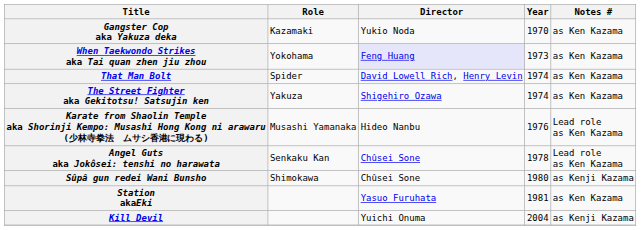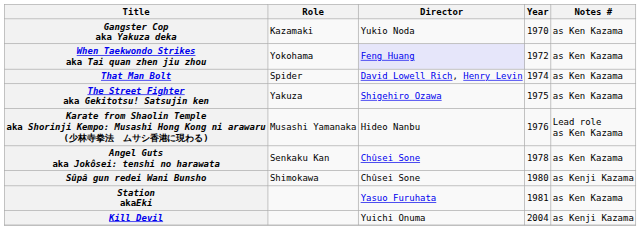(538, 56) 1973 -> (538, 56) 1972
(538, 96) 1974 -> (538, 96) 1975
(588, 158) Lead role as Ken Kazama -> (588, 158) as Ken Kazama
